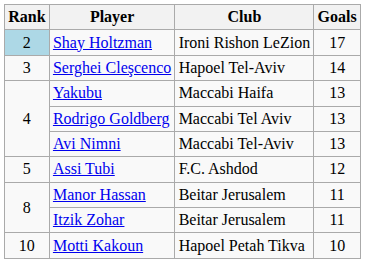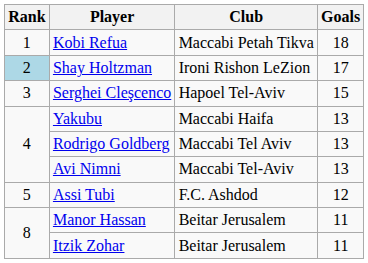+ row: (90, 42)
(337, 67) 14 -> (341, 93) 15
- row: (98, 245)
